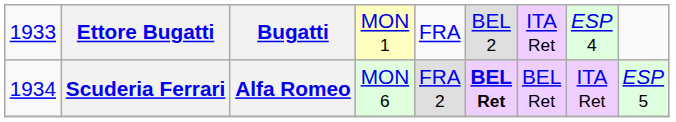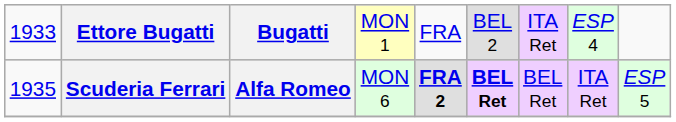(33, 88) 1934 -> (33, 88) 1935
(440, 87) normal -> (440, 88) bold
